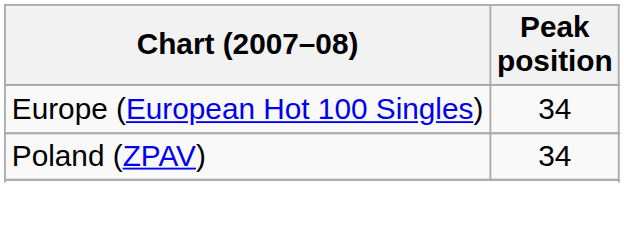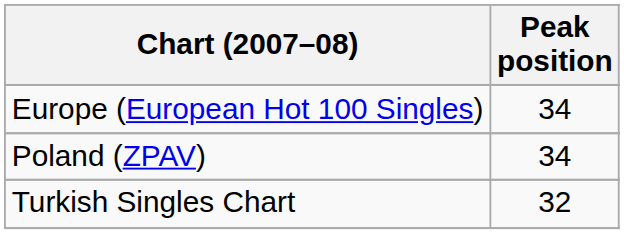+ row: (153, 203)
